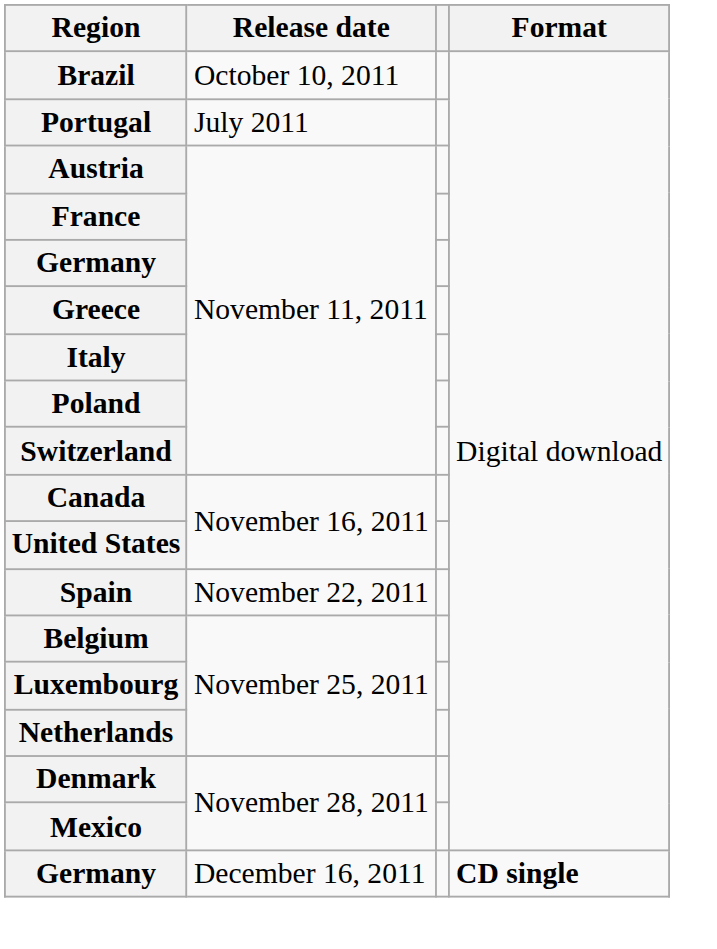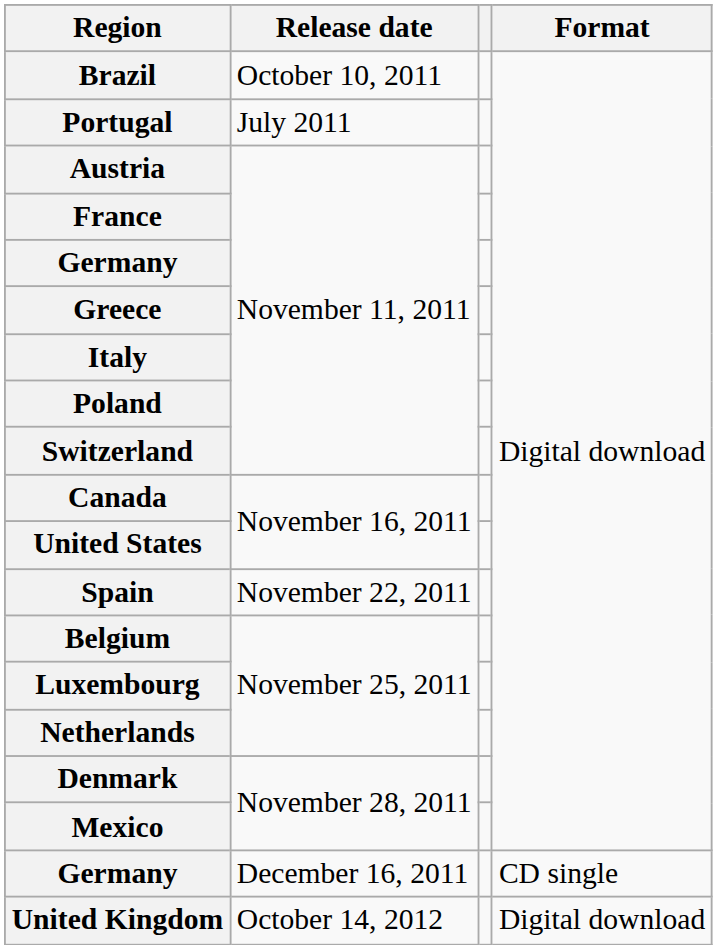(517, 872) bold -> (558, 872) normal
+ row: (117, 919)
